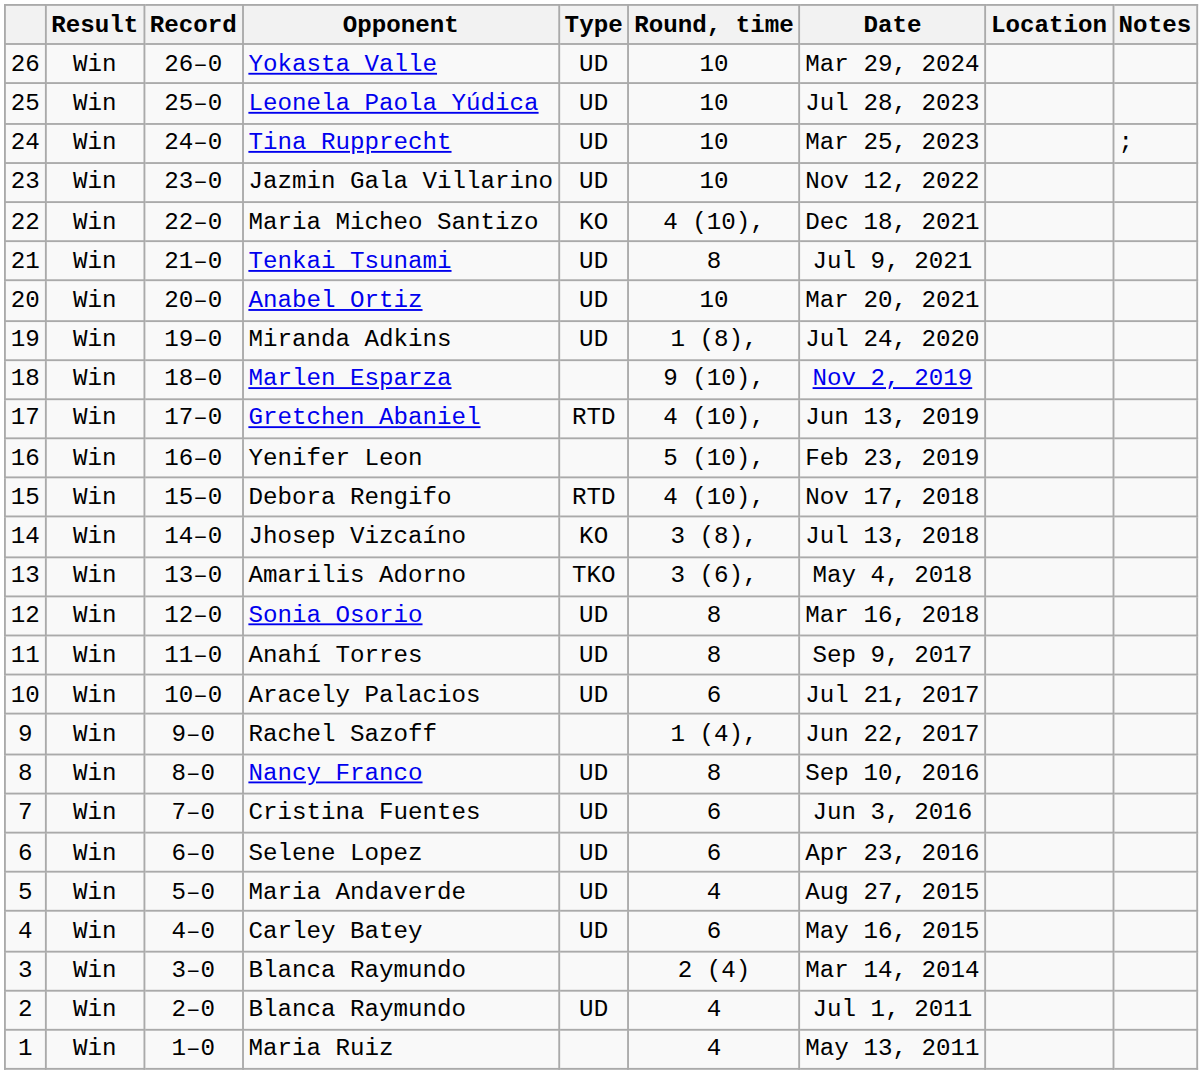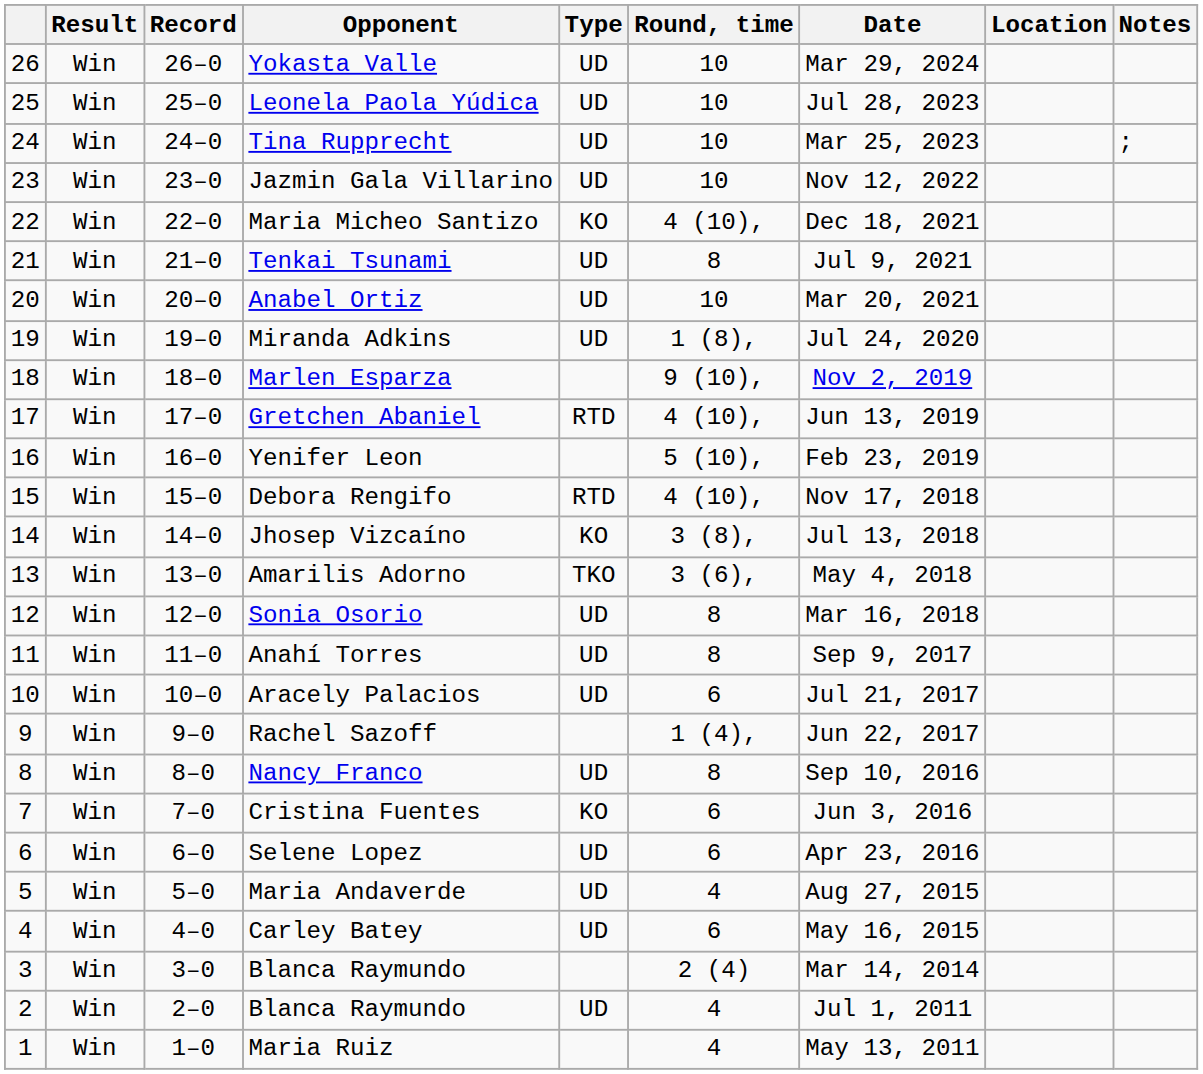(594, 813) UD -> (594, 813) KO
